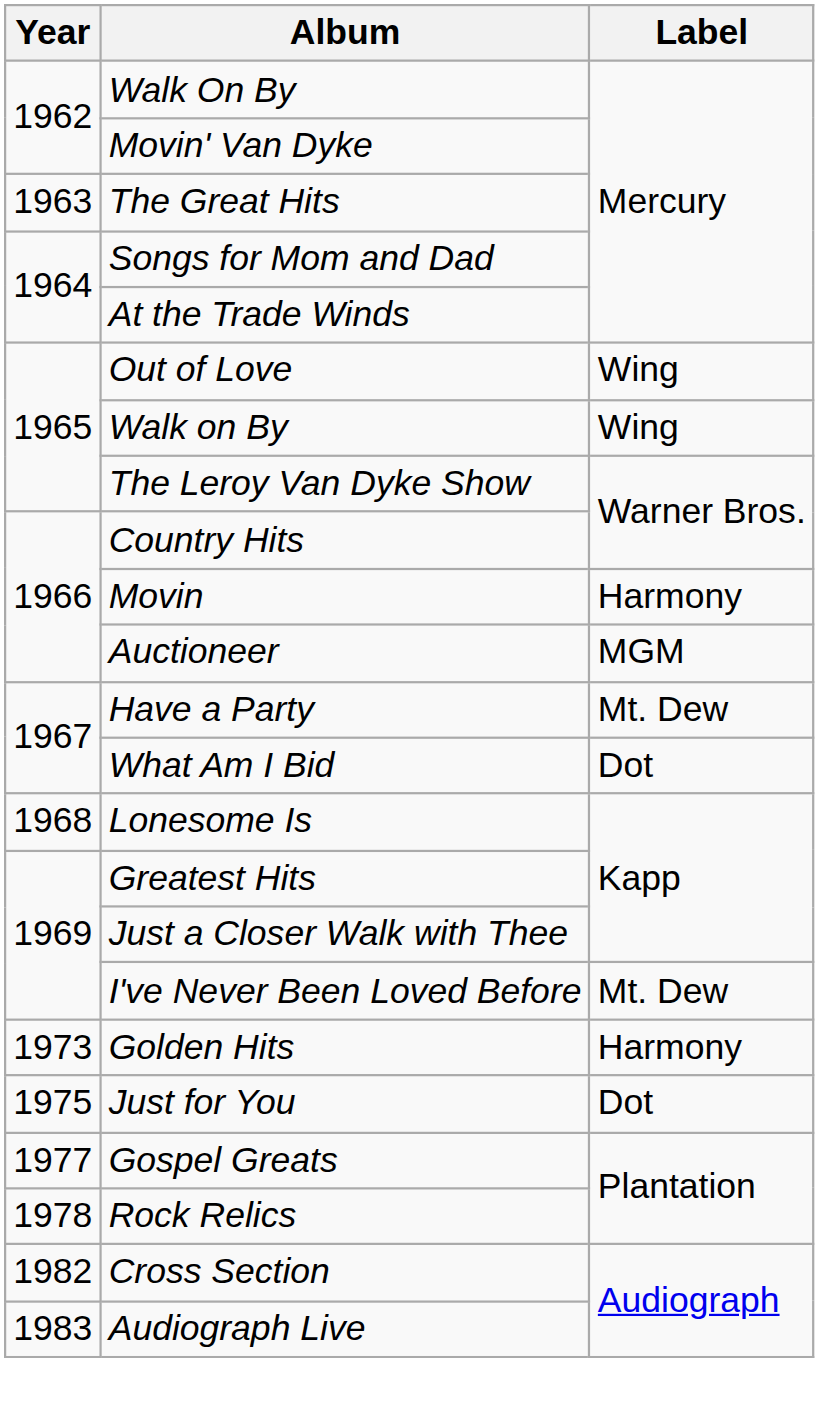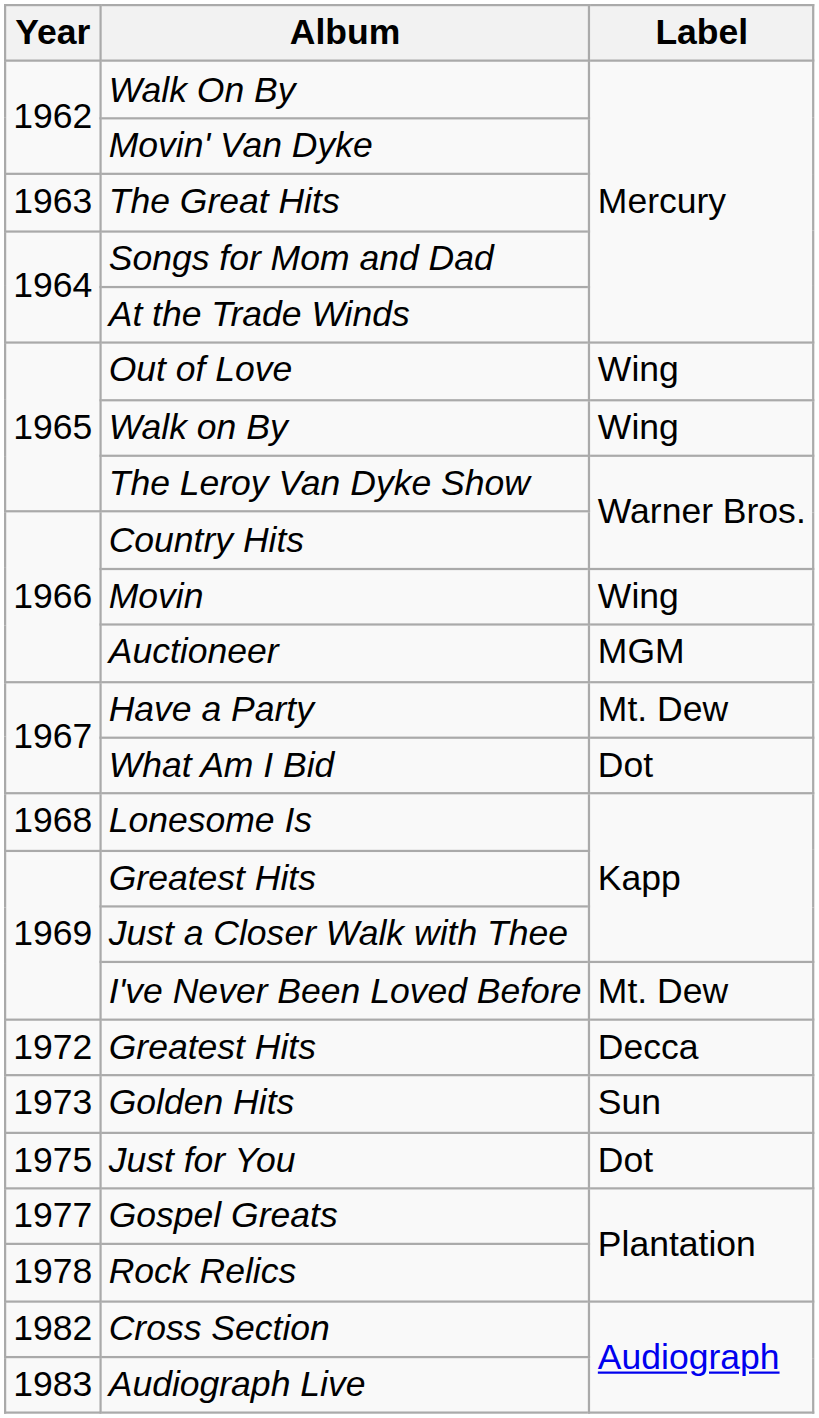(670, 595) Harmony -> (638, 595) Wing
+ row: (53, 1046)
(670, 1046) Harmony -> (629, 1102) Sun
